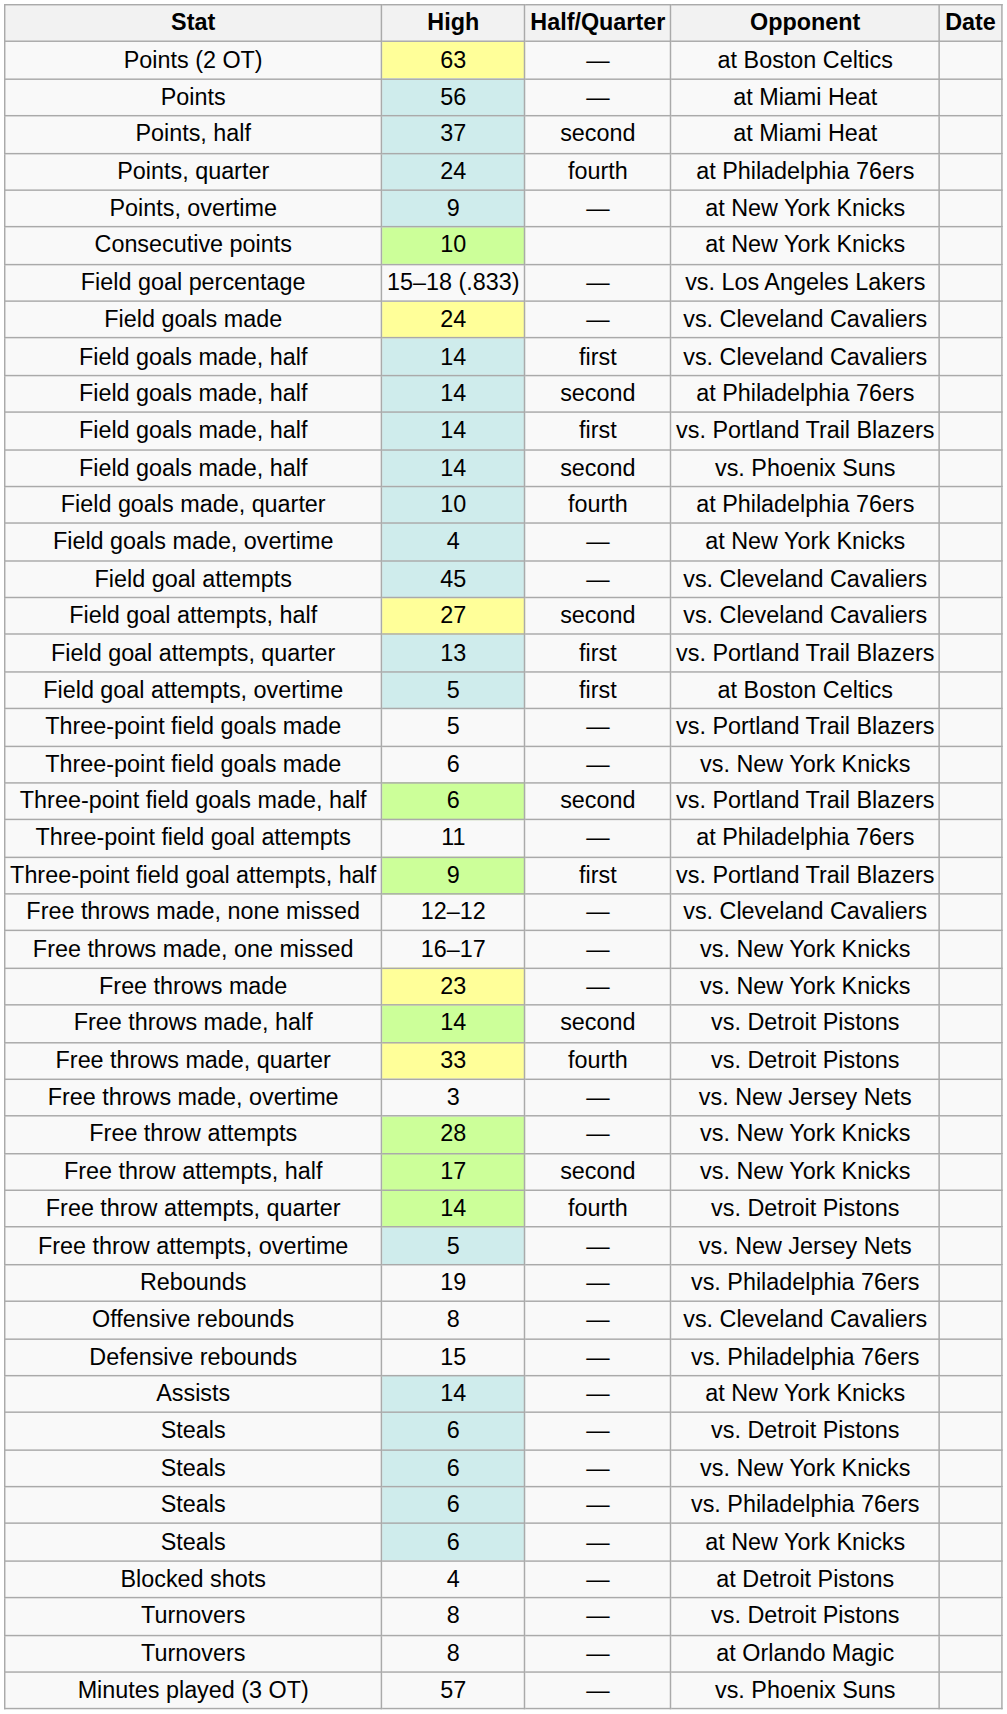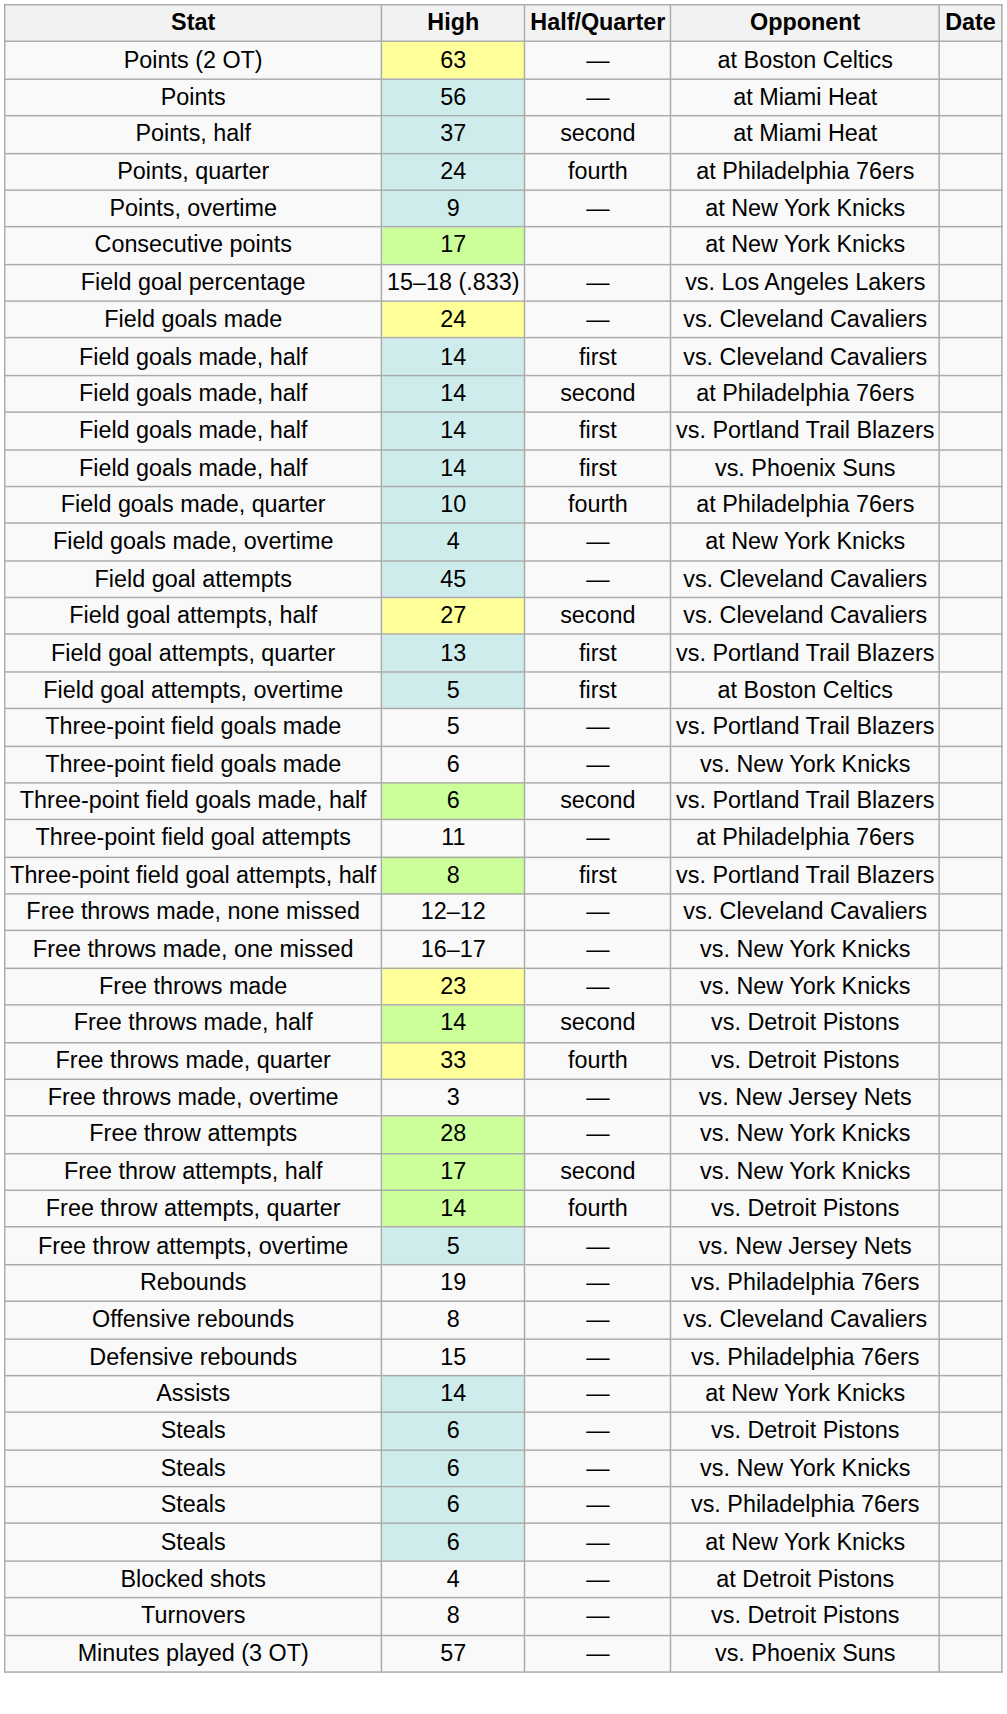(453, 245) 10 -> (453, 245) 17
(598, 467) second -> (598, 467) first
(453, 875) 9 -> (453, 875) 8
- row: (193, 1653)
